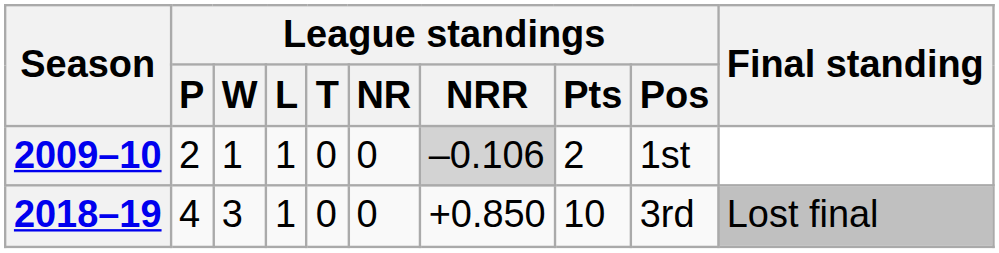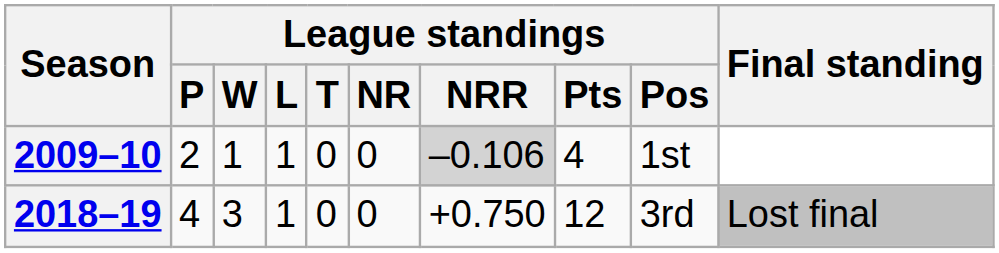(574, 154) 2 -> (574, 154) 4
(487, 214) +0.850 -> (487, 214) +0.750
(584, 214) 10 -> (584, 214) 12
